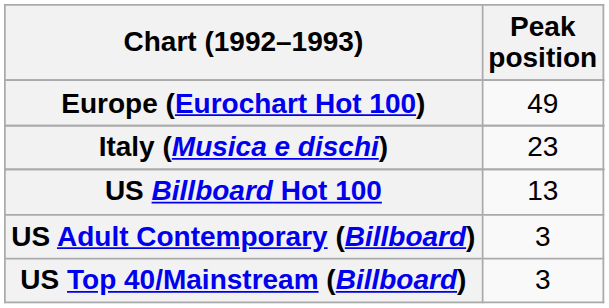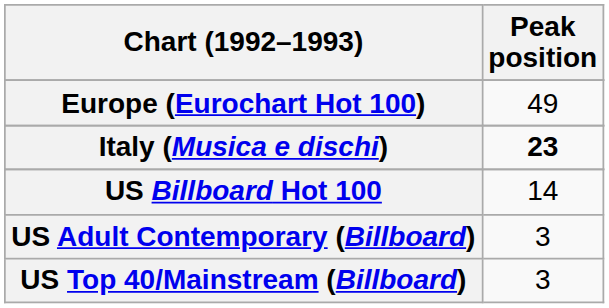(543, 147) normal -> (543, 147) bold
(543, 191) 13 -> (543, 191) 14
